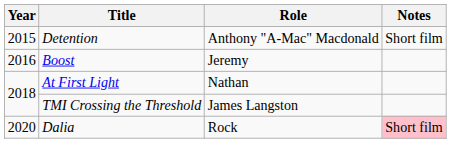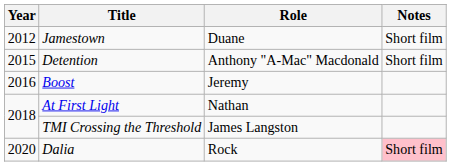+ row: (74, 37)
